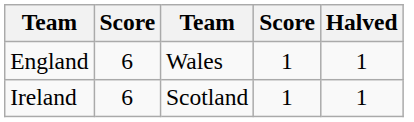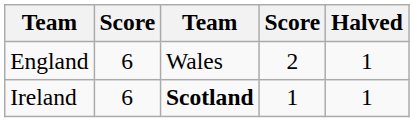(287, 60) 1 -> (292, 60) 2
(207, 97) normal -> (210, 97) bold
